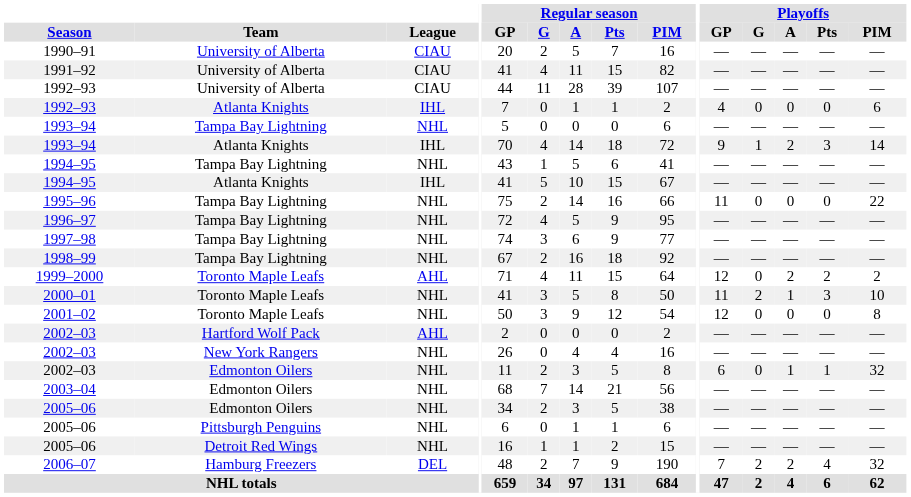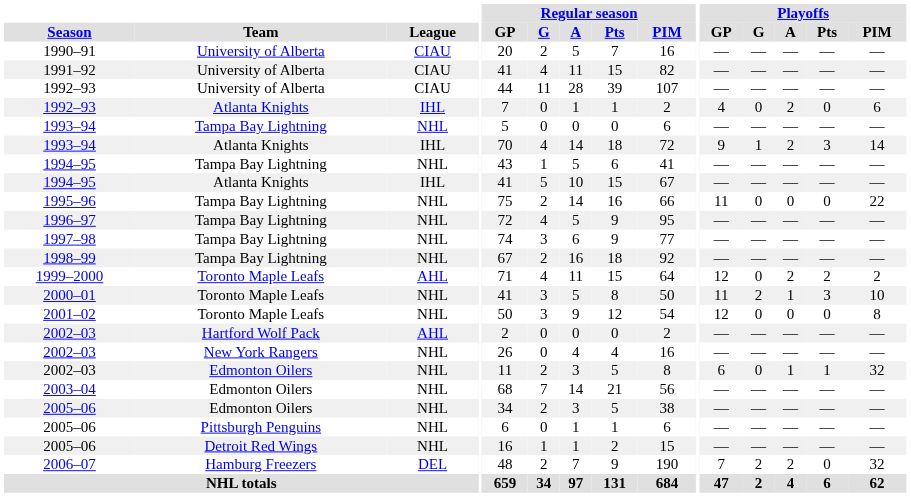(790, 107) 0 -> (790, 107) 2
(827, 464) 4 -> (827, 464) 0
